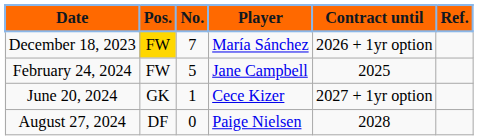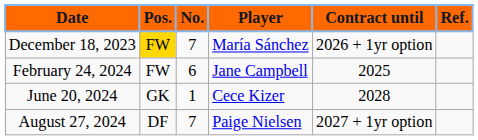(192, 70) 5 -> (192, 70) 6
(374, 96) 2027 + 1yr option -> (374, 96) 2028
(192, 121) 0 -> (192, 121) 7
(374, 121) 2028 -> (374, 121) 2027 + 1yr option
